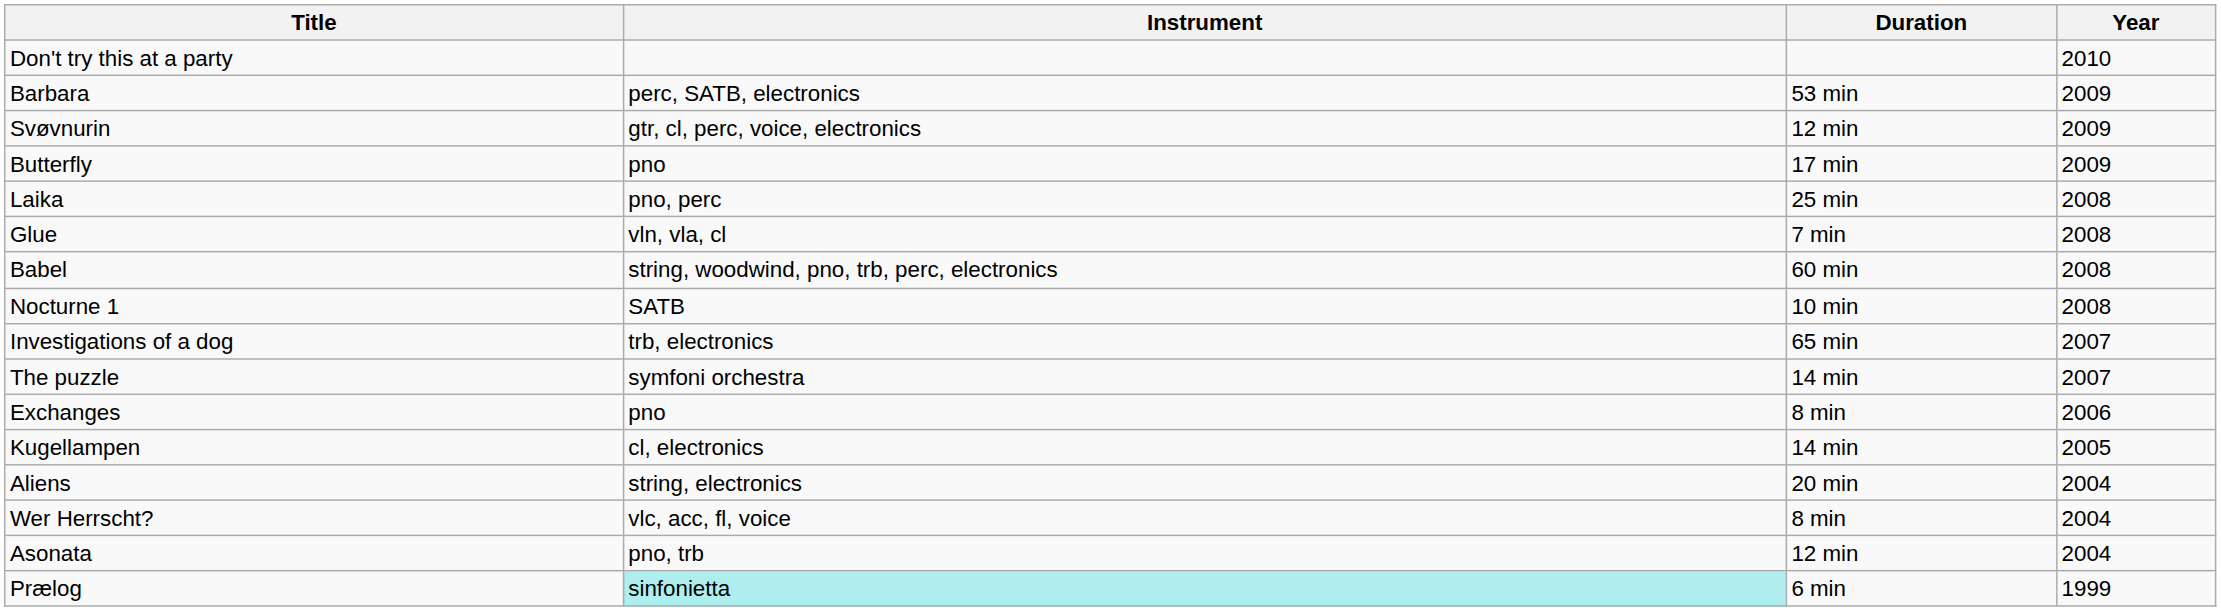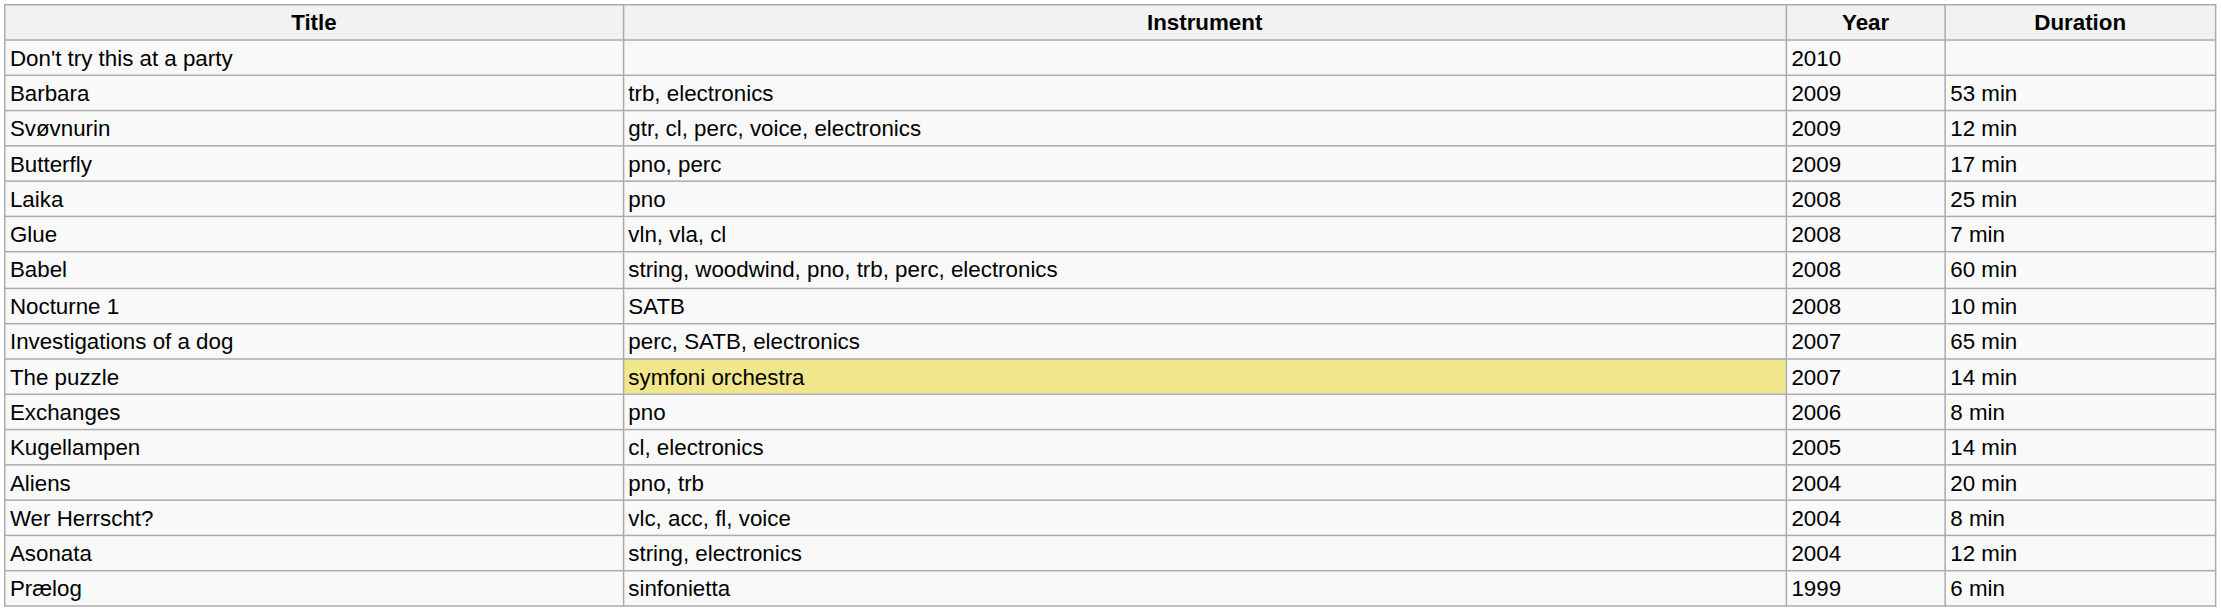columns swapped: (2136, 23) <-> (1921, 23)
(744, 93) perc, SATB, electronics -> (701, 93) trb, electronics
(647, 164) pno -> (675, 164) pno, perc
(675, 199) pno, perc -> (647, 199) pno
(701, 341) trb, electronics -> (744, 341) perc, SATB, electronics
(716, 376) no background -> (716, 376) khaki background
(715, 482) string, electronics -> (666, 482) pno, trb
(666, 553) pno, trb -> (715, 553) string, electronics
(679, 589) paleturquoise background -> (679, 589) no background
